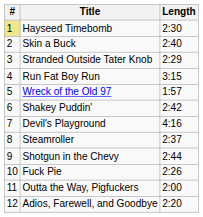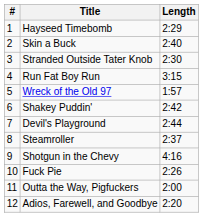(9, 28) khaki background -> (9, 28) no background
(172, 28) 2:30 -> (172, 28) 2:29
(172, 60) 2:29 -> (172, 60) 2:30
(172, 124) 4:16 -> (172, 124) 2:44
(172, 156) 2:44 -> (172, 156) 4:16
